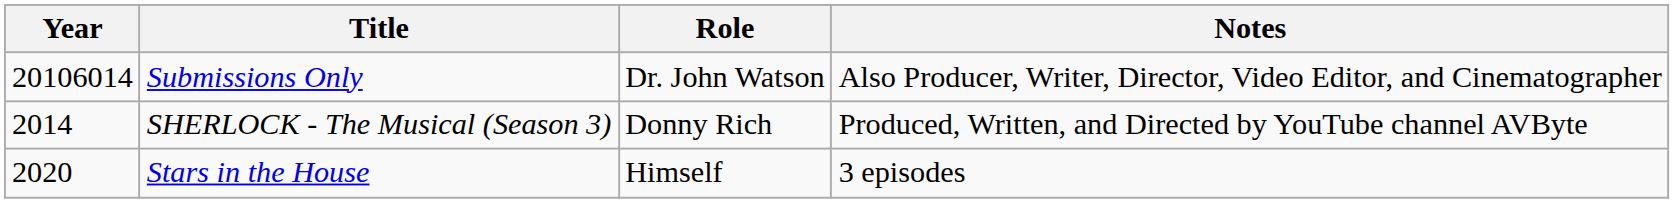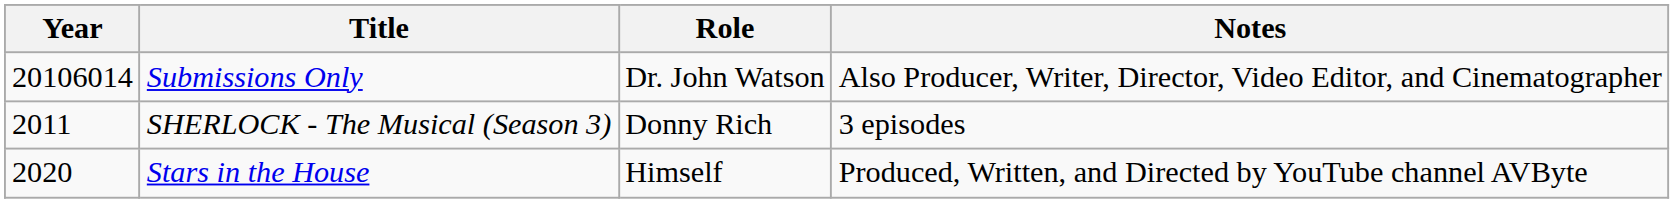(42, 124) 2014 -> (42, 124) 2011
(1213, 124) Produced, Written, and Directed by YouTube channel AVByte -> (902, 124) 3 episodes
(902, 172) 3 episodes -> (1213, 172) Produced, Written, and Directed by YouTube channel AVByte
